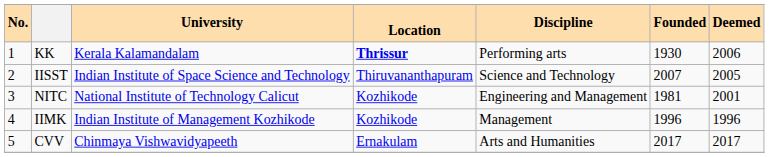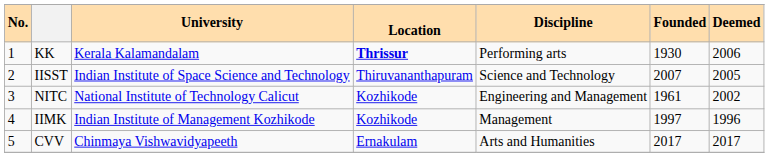(667, 97) 1981 -> (667, 97) 1961
(726, 97) 2001 -> (726, 97) 2002
(667, 119) 1996 -> (667, 119) 1997
